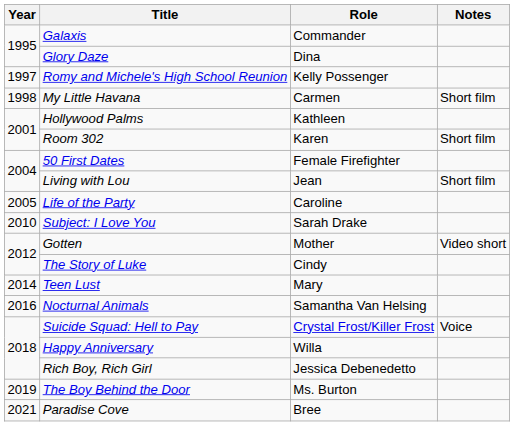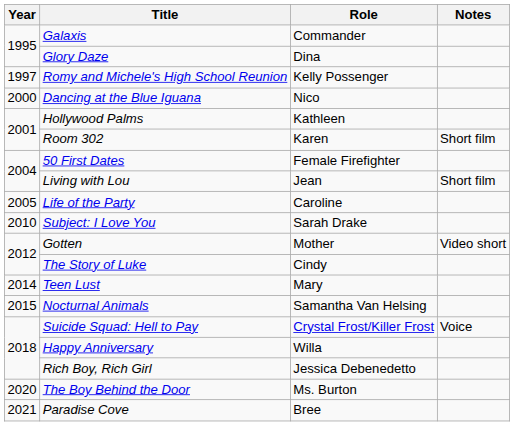- row: (92, 98)
+ row: (122, 98)
(22, 306) 2016 -> (22, 306) 2015
(22, 389) 2019 -> (22, 389) 2020
